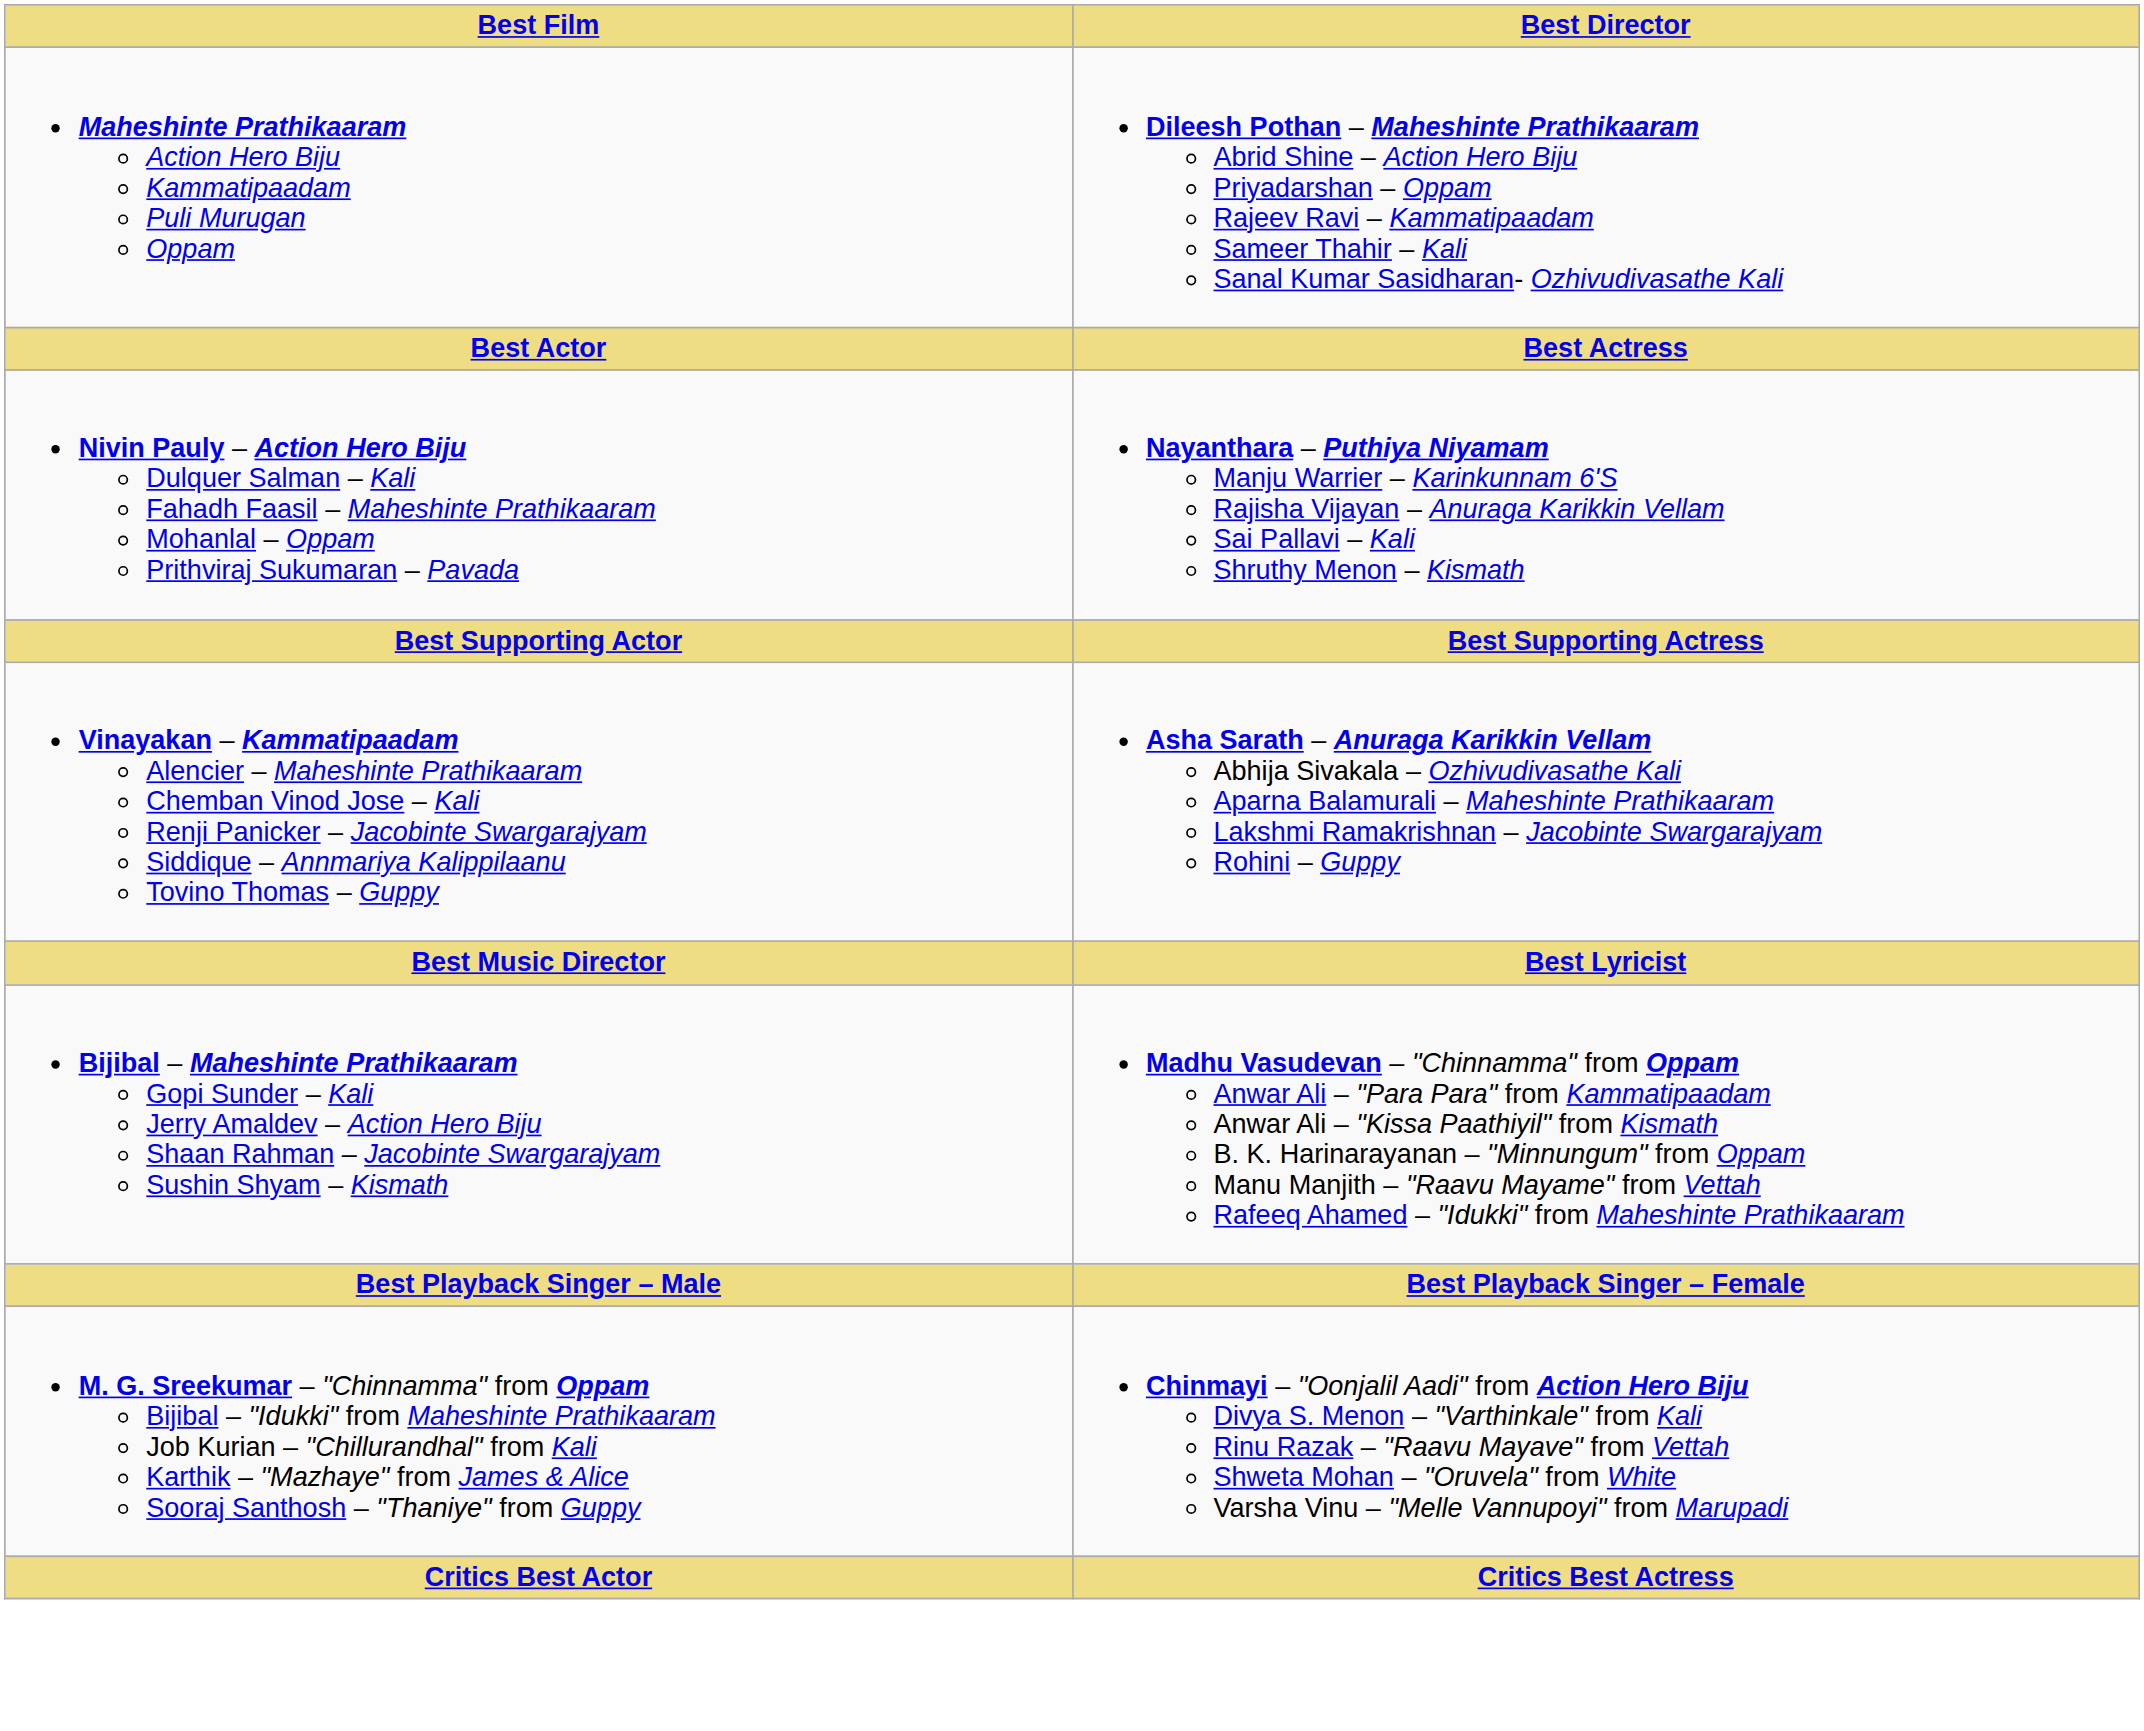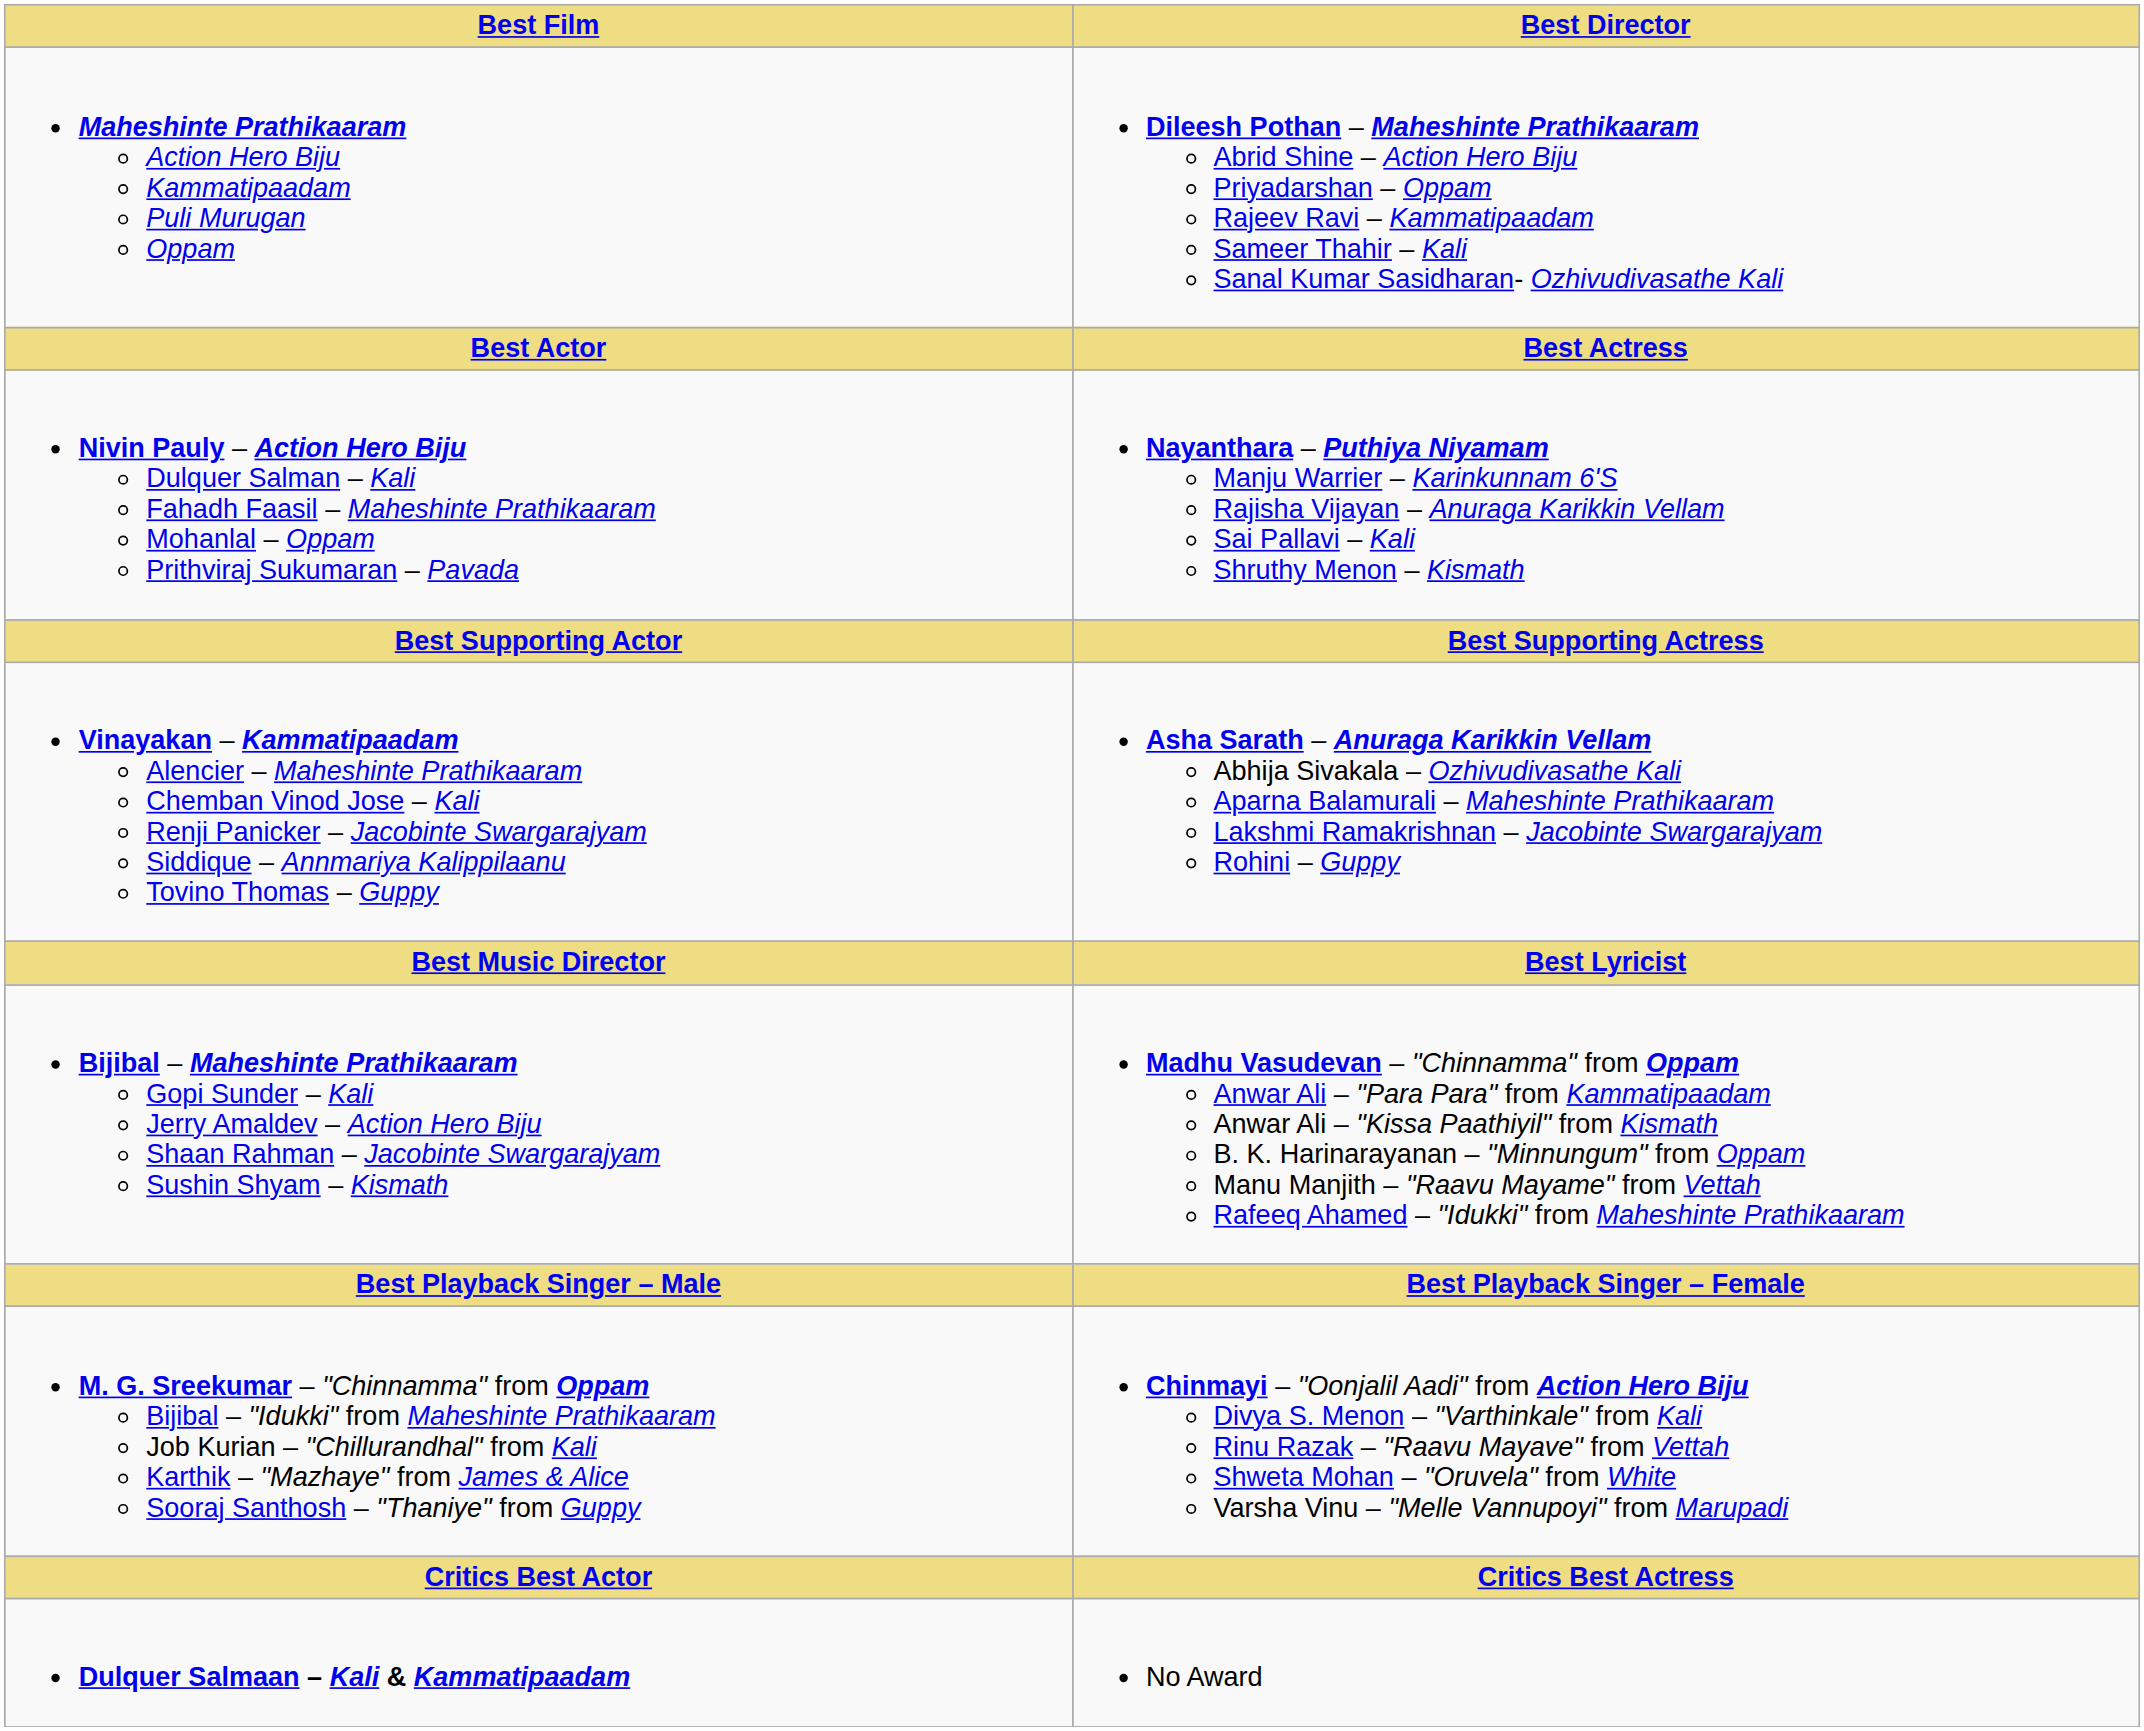+ row: (538, 1678)
